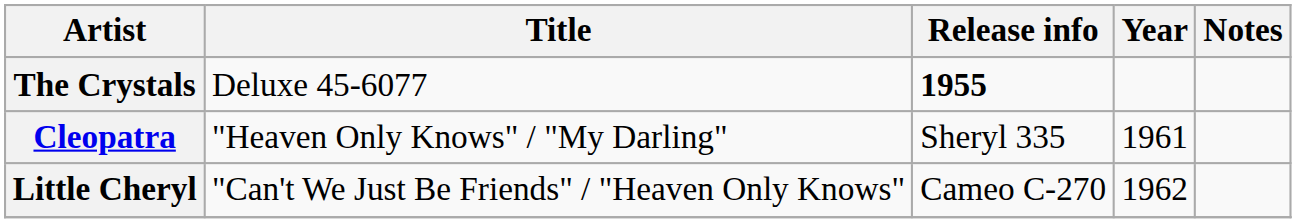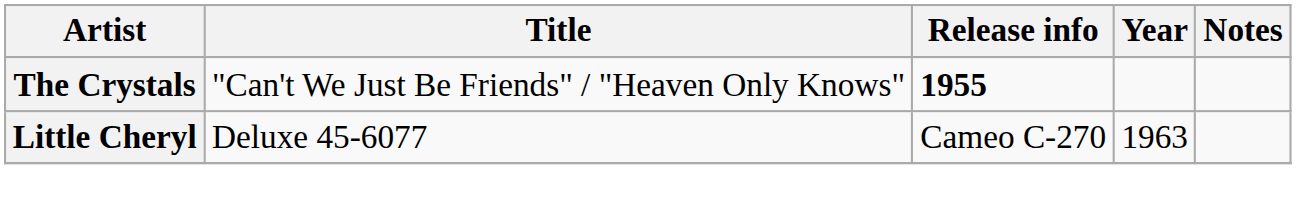(320, 83) Deluxe 45-6077 -> (558, 83) "Can't We Just Be Friends" / "Heaven Only Knows"
- row: (105, 136)
(558, 189) "Can't We Just Be Friends" / "Heaven Only Knows" -> (320, 136) Deluxe 45-6077
(1155, 189) 1962 -> (1155, 136) 1963
